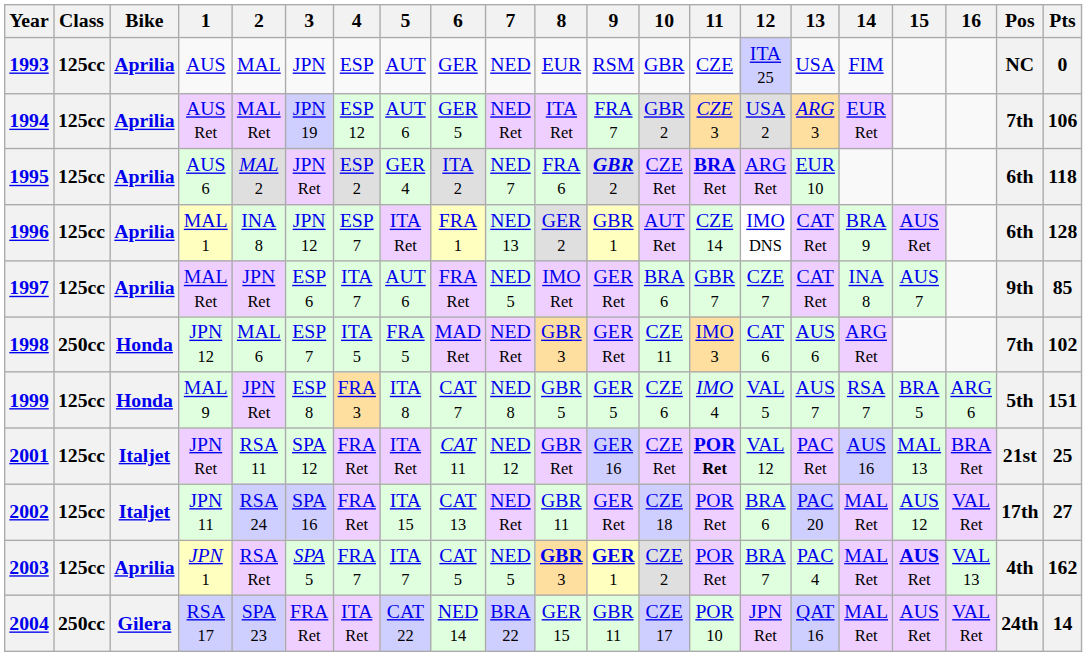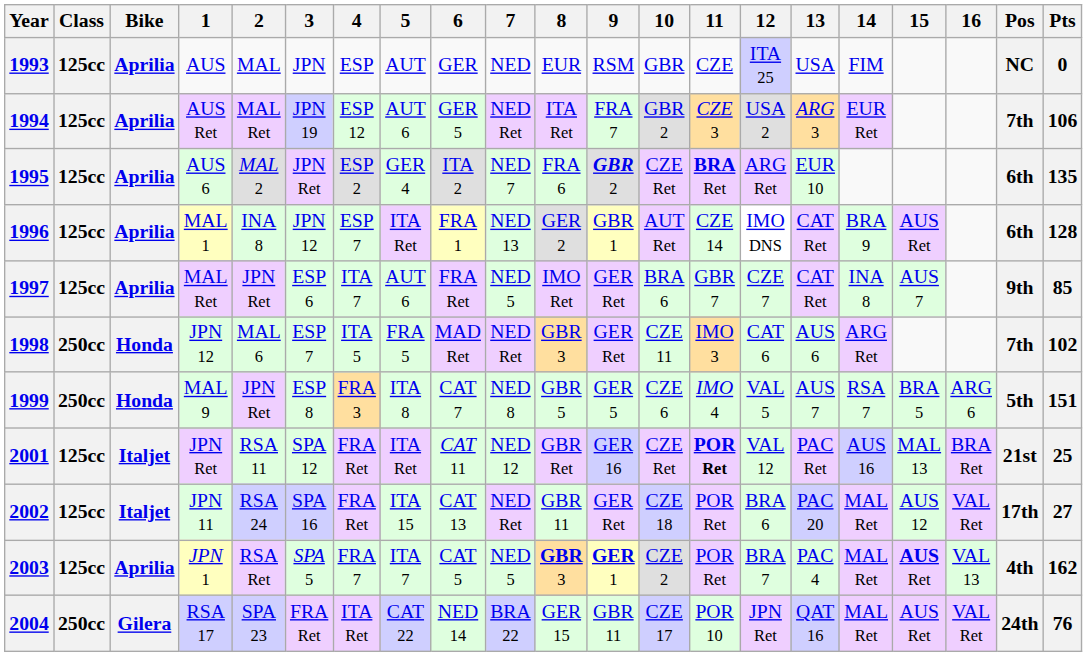(1063, 176) 118 -> (1063, 176) 135
(82, 400) 125cc -> (82, 400) 250cc
(1063, 623) 14 -> (1063, 623) 76
